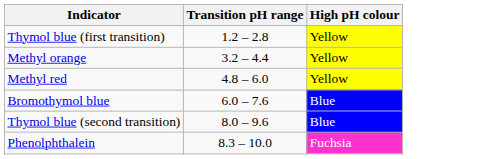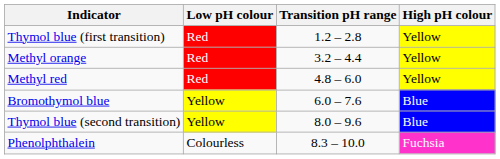+ column: (230, 15)
